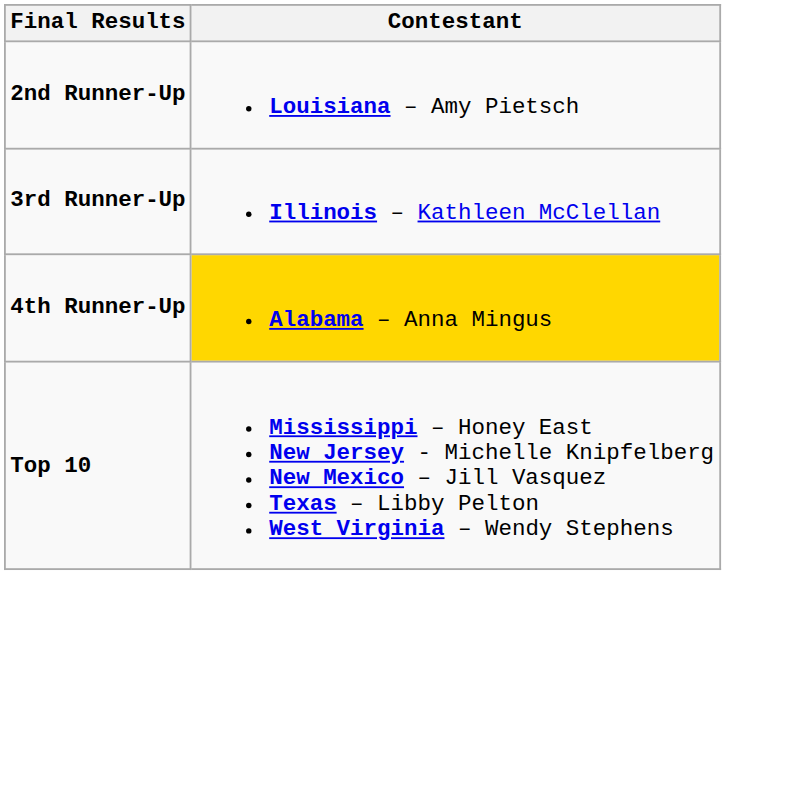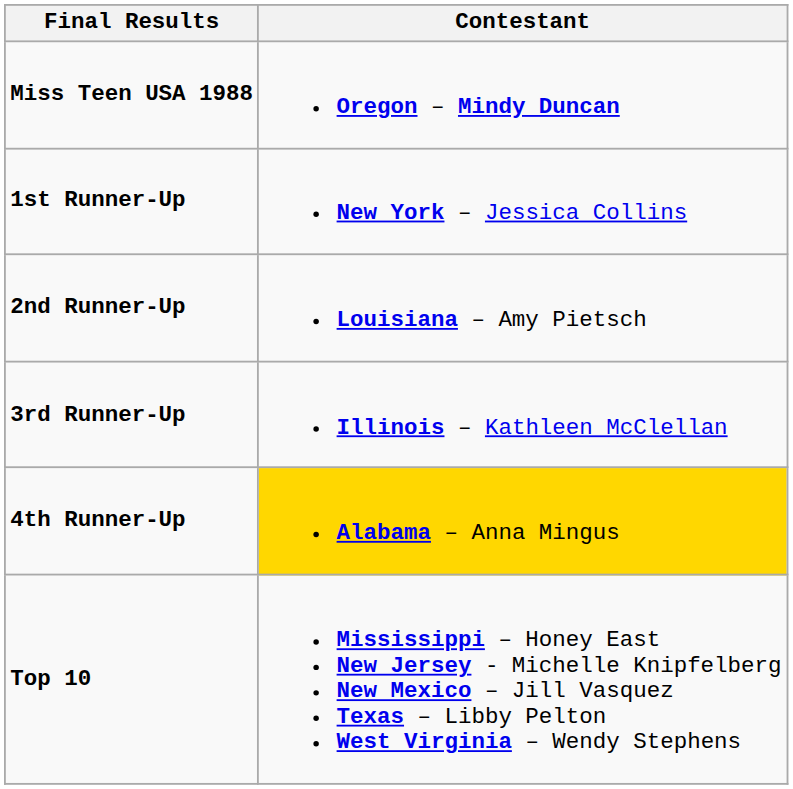+ row: (132, 95)
+ row: (98, 202)
